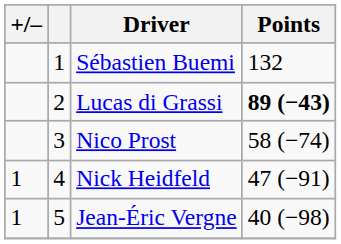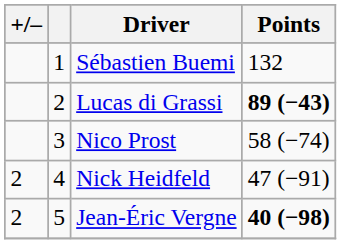(16, 178) 1 -> (16, 178) 2
(16, 217) 1 -> (16, 217) 2
(289, 217) normal -> (289, 217) bold
